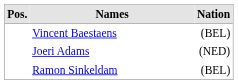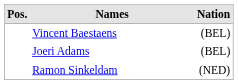(215, 51) (NED) -> (216, 51) (BEL)
(216, 70) (BEL) -> (215, 70) (NED)
